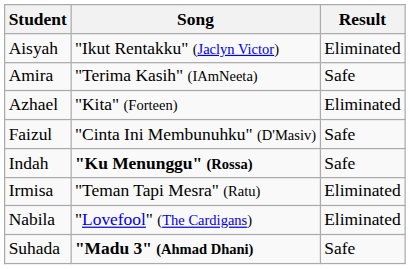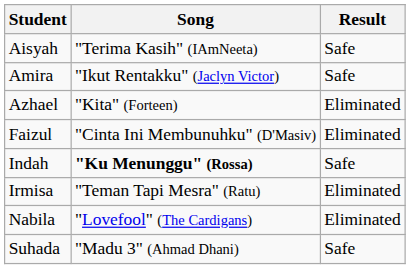(177, 47) "Ikut Rentakku" (Jaclyn Victor) -> (166, 47) "Terima Kasih" (IAmNeeta)
(362, 47) Eliminated -> (340, 47) Safe
(166, 76) "Terima Kasih" (IAmNeeta) -> (177, 76) "Ikut Rentakku" (Jaclyn Victor)
(340, 134) Safe -> (362, 134) Eliminated
(164, 249) bold -> (157, 249) normal
